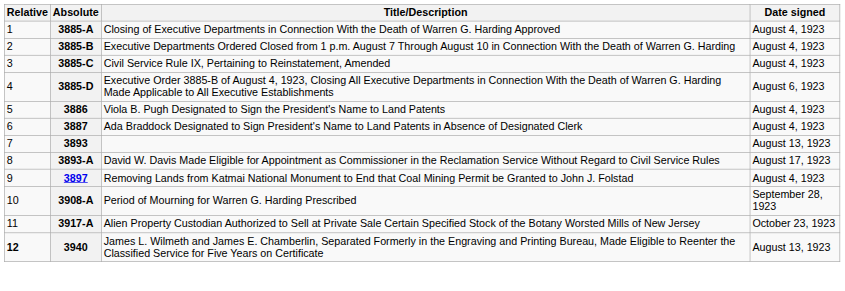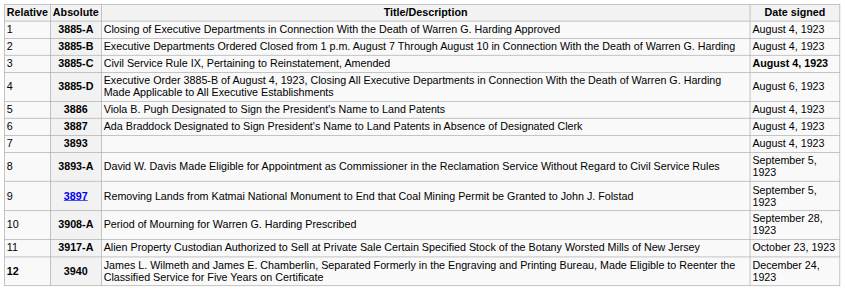(788, 64) normal -> (790, 64) bold
(791, 144) August 13, 1923 -> (788, 144) August 4, 1923
(791, 161) August 17, 1923 -> (785, 167) September 5, 1923
(788, 178) August 4, 1923 -> (785, 196) September 5, 1923
(791, 247) August 13, 1923 -> (786, 271) December 24, 1923
